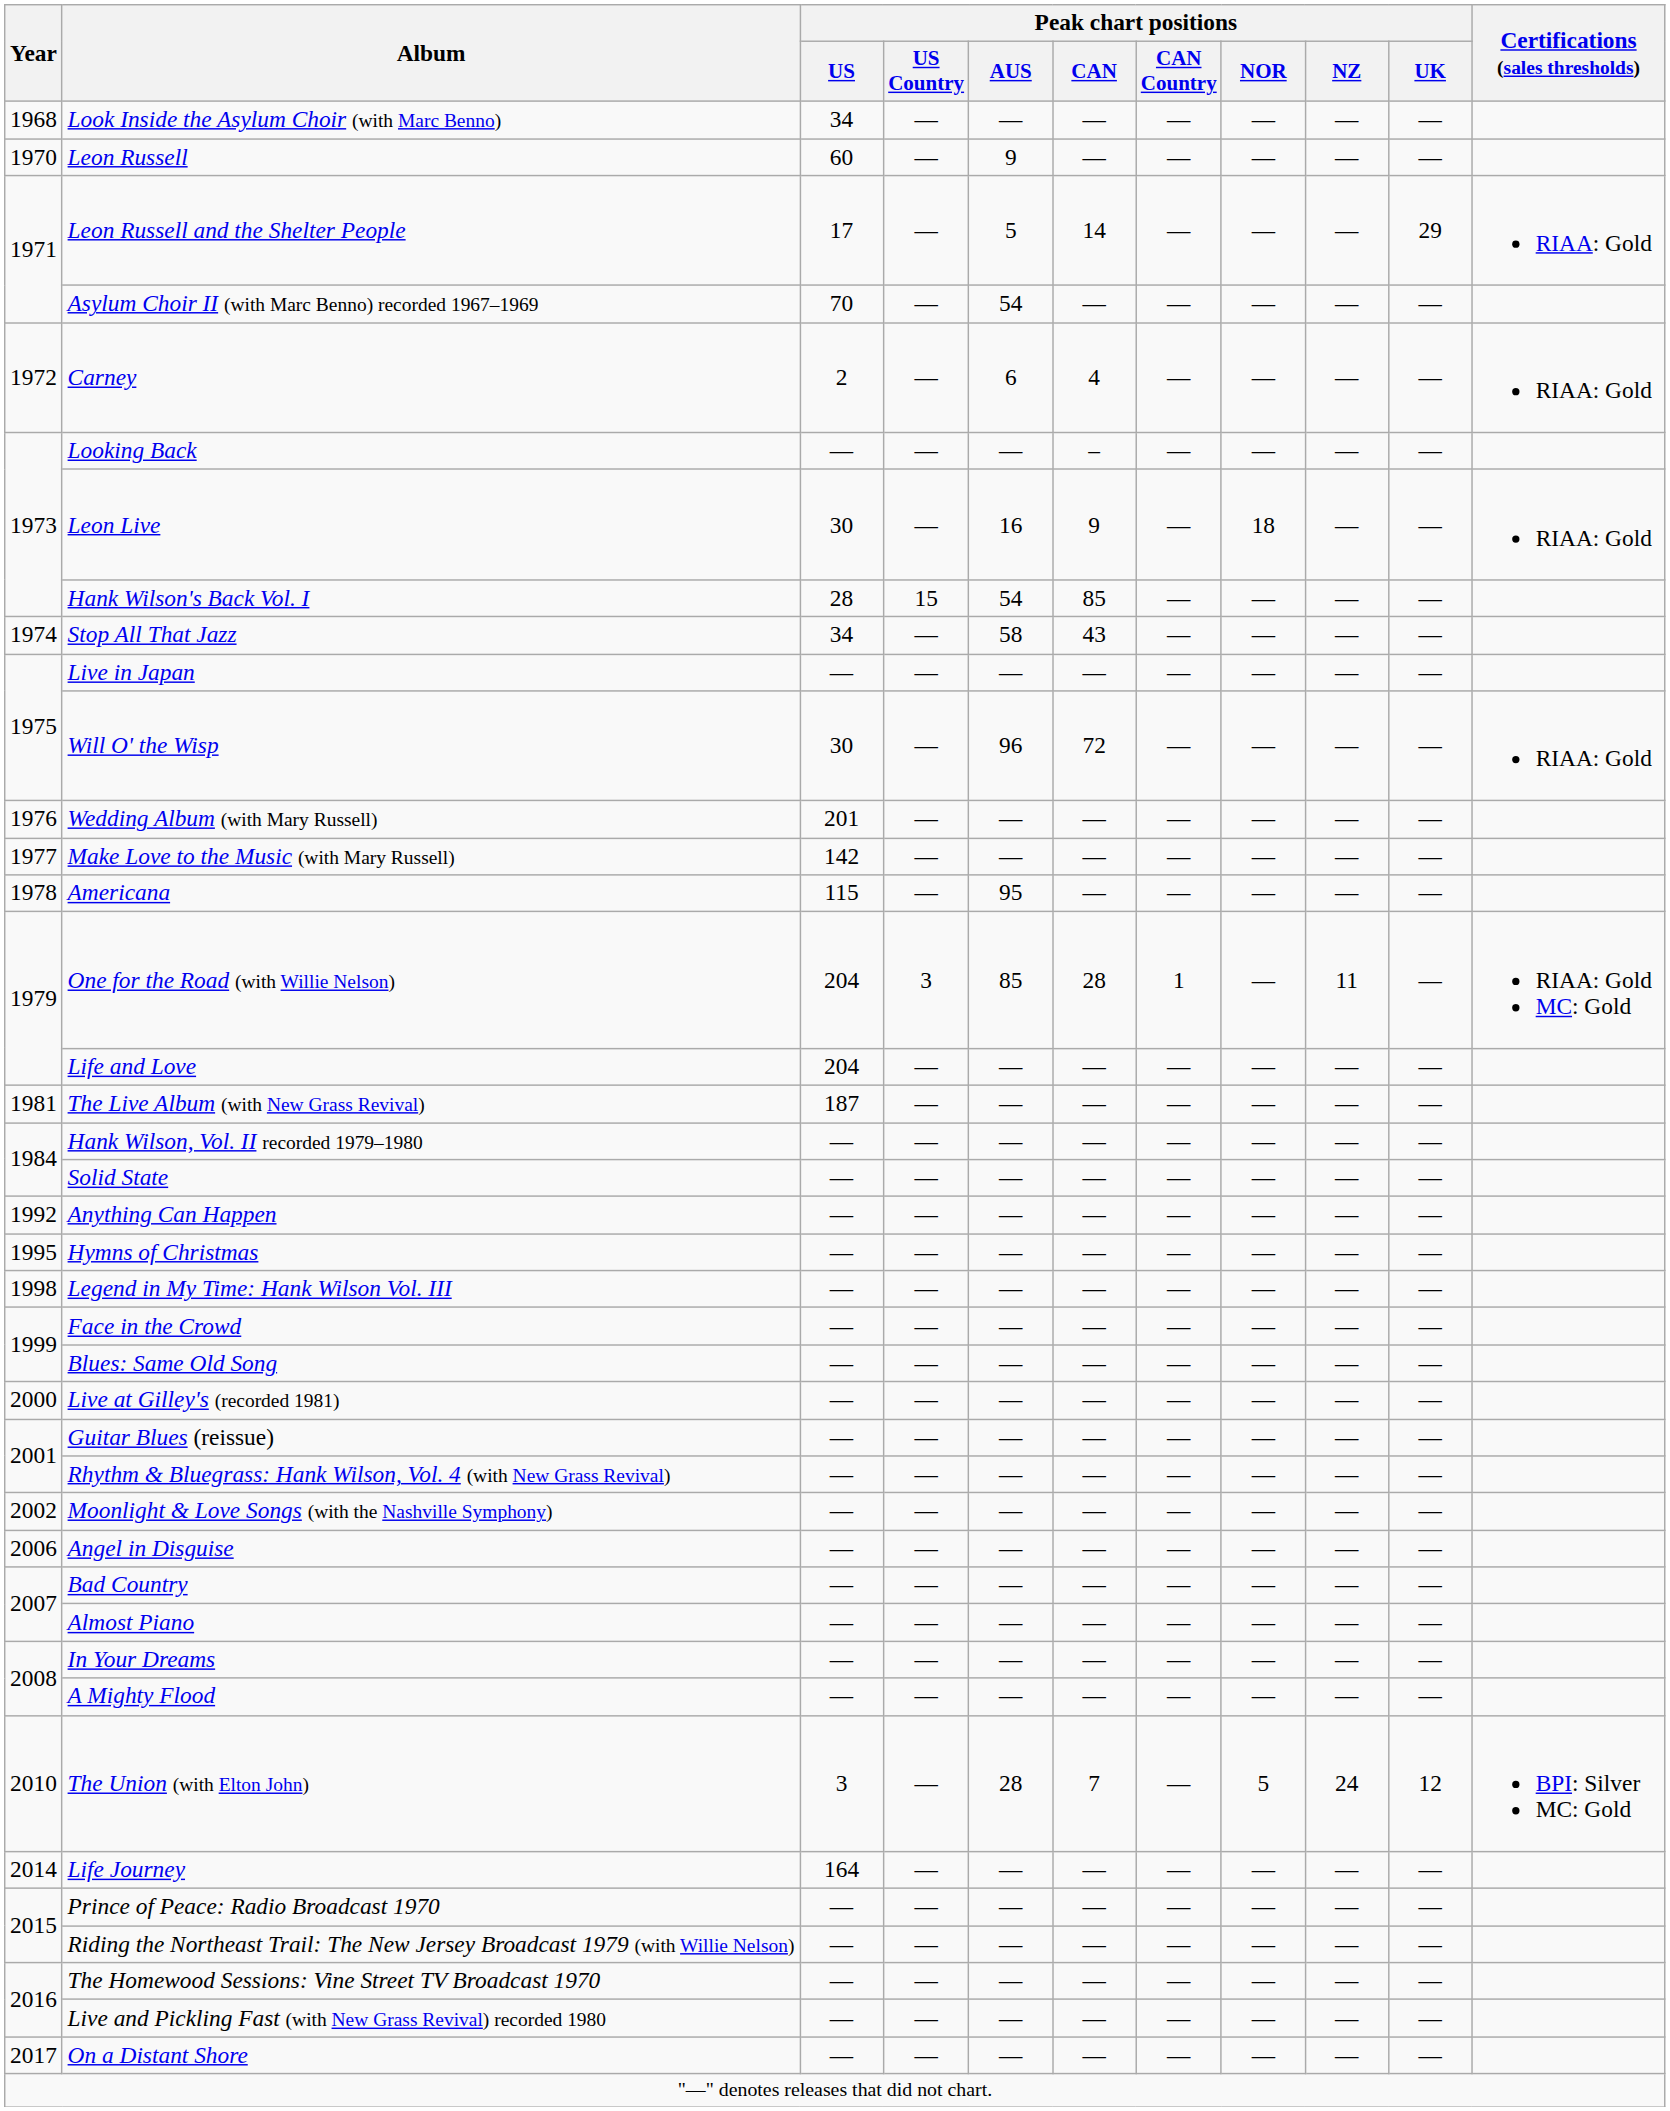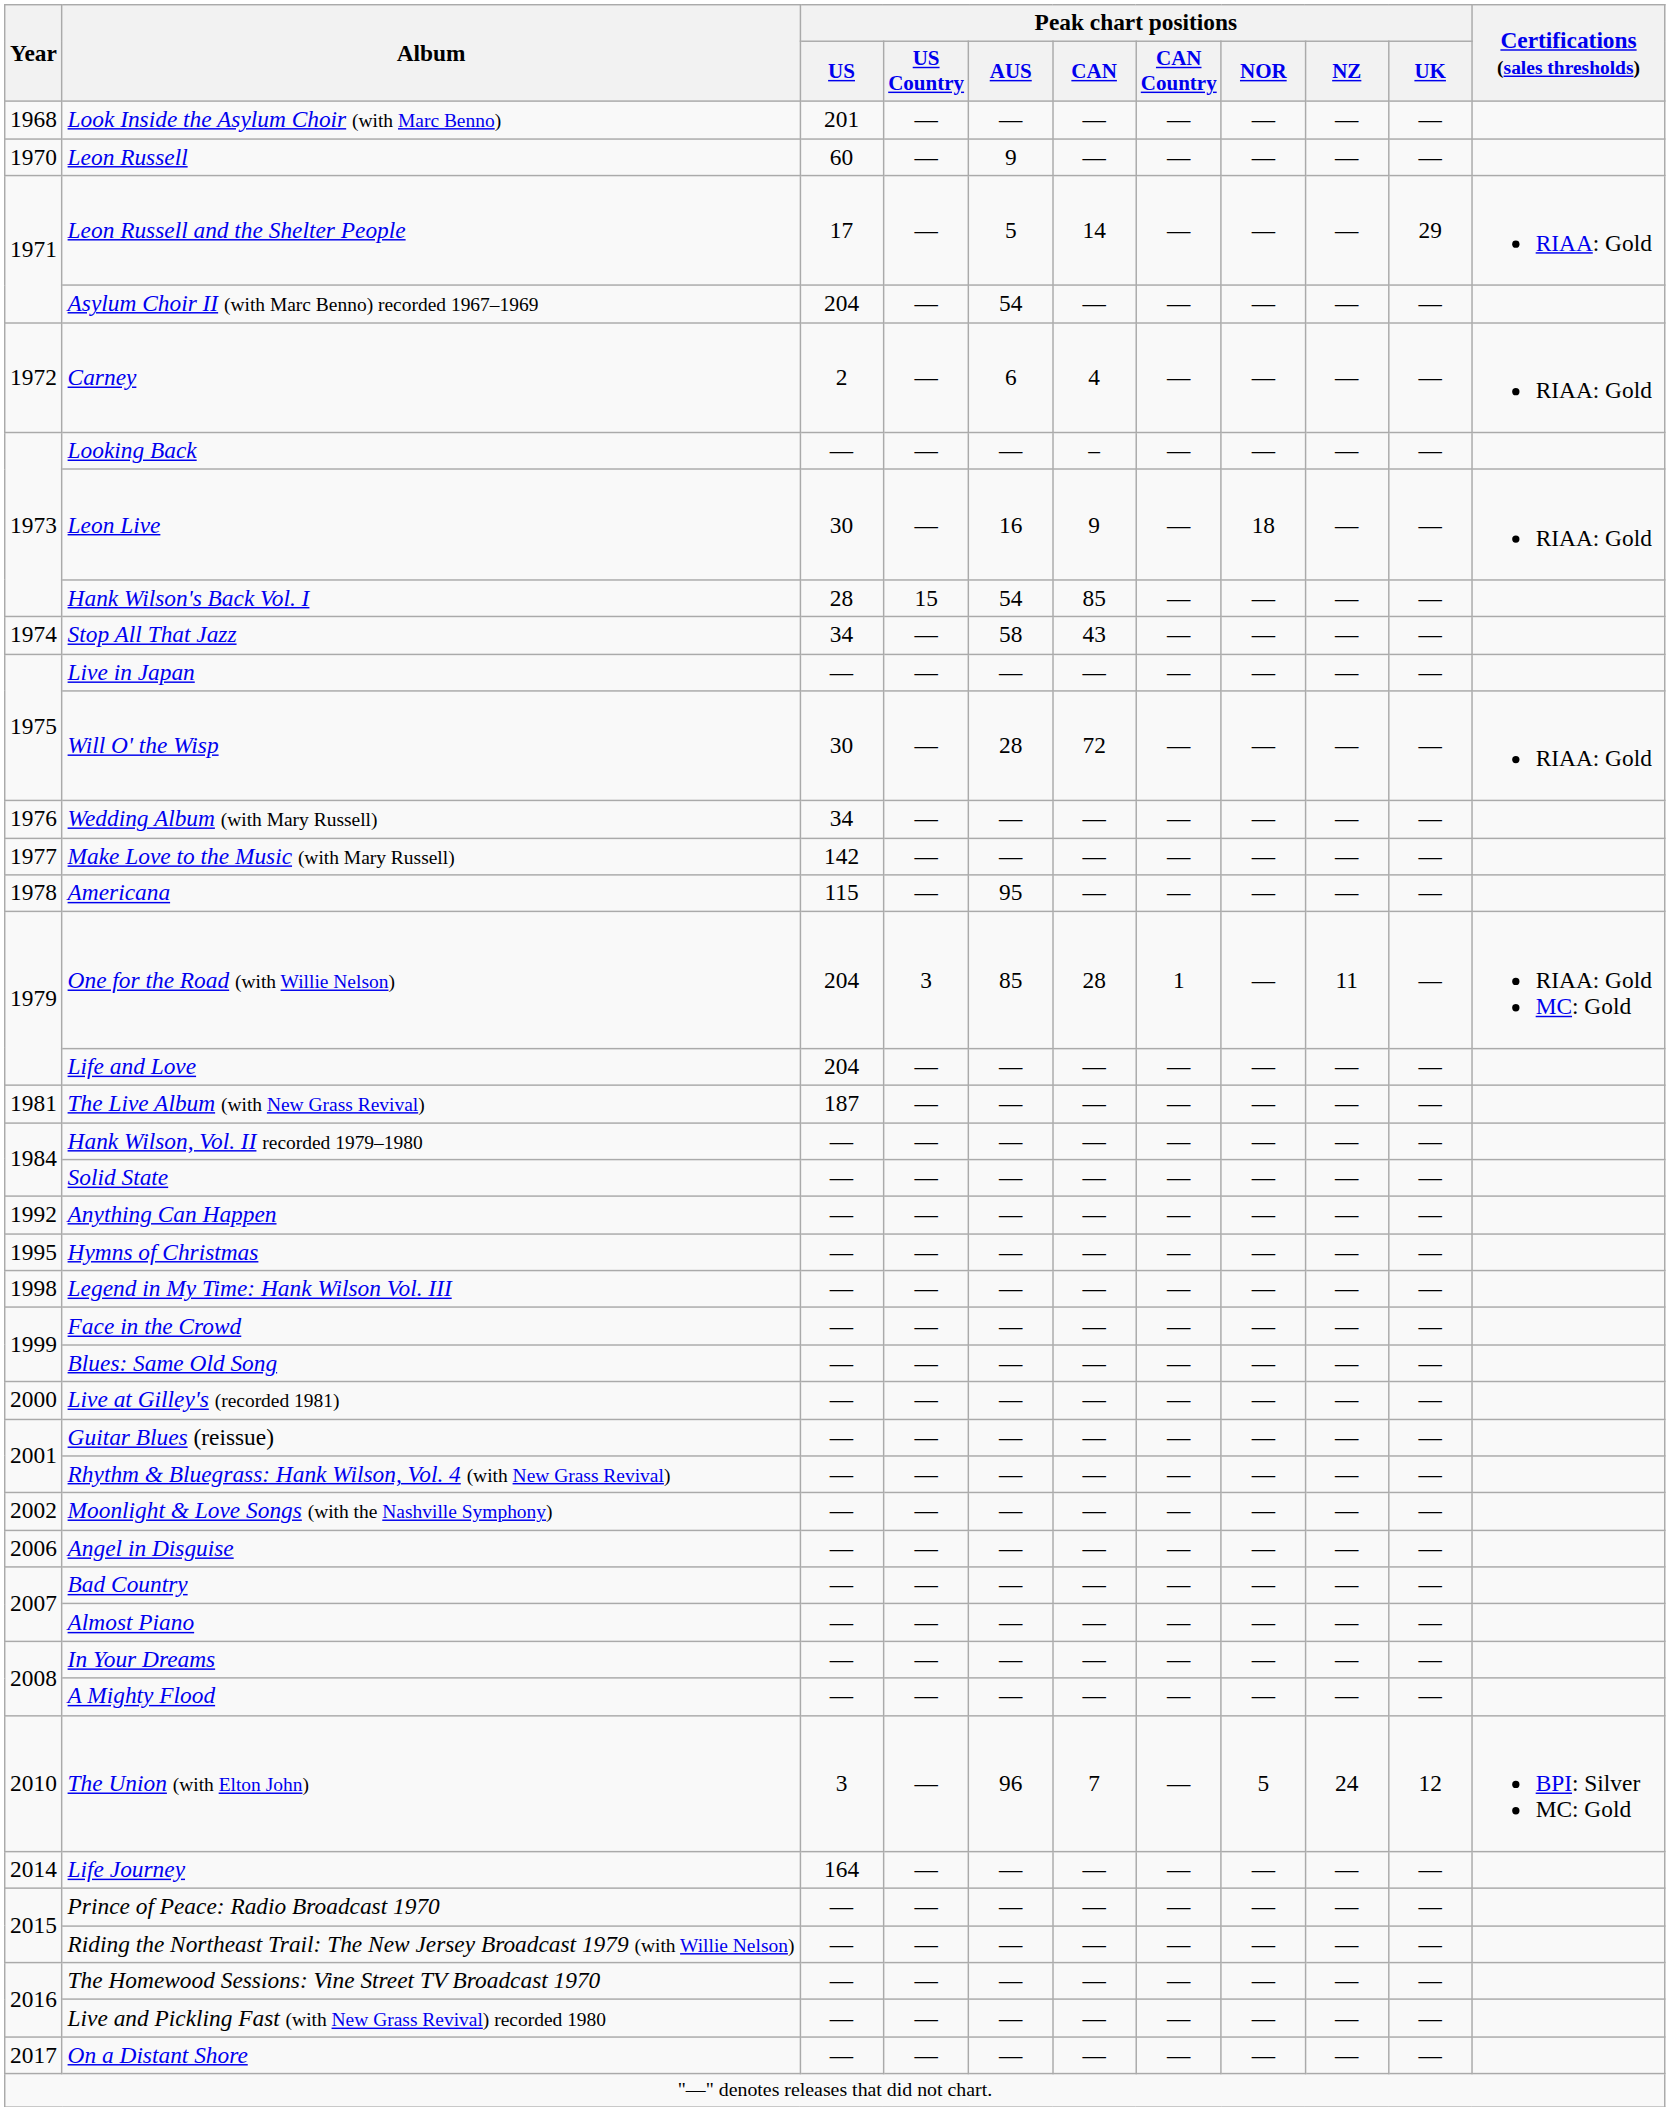(842, 119) 34 -> (842, 119) 201
(842, 303) 70 -> (842, 303) 204
(1011, 745) 96 -> (1011, 745) 28
(842, 819) 201 -> (842, 819) 34
(1011, 1783) 28 -> (1011, 1783) 96
